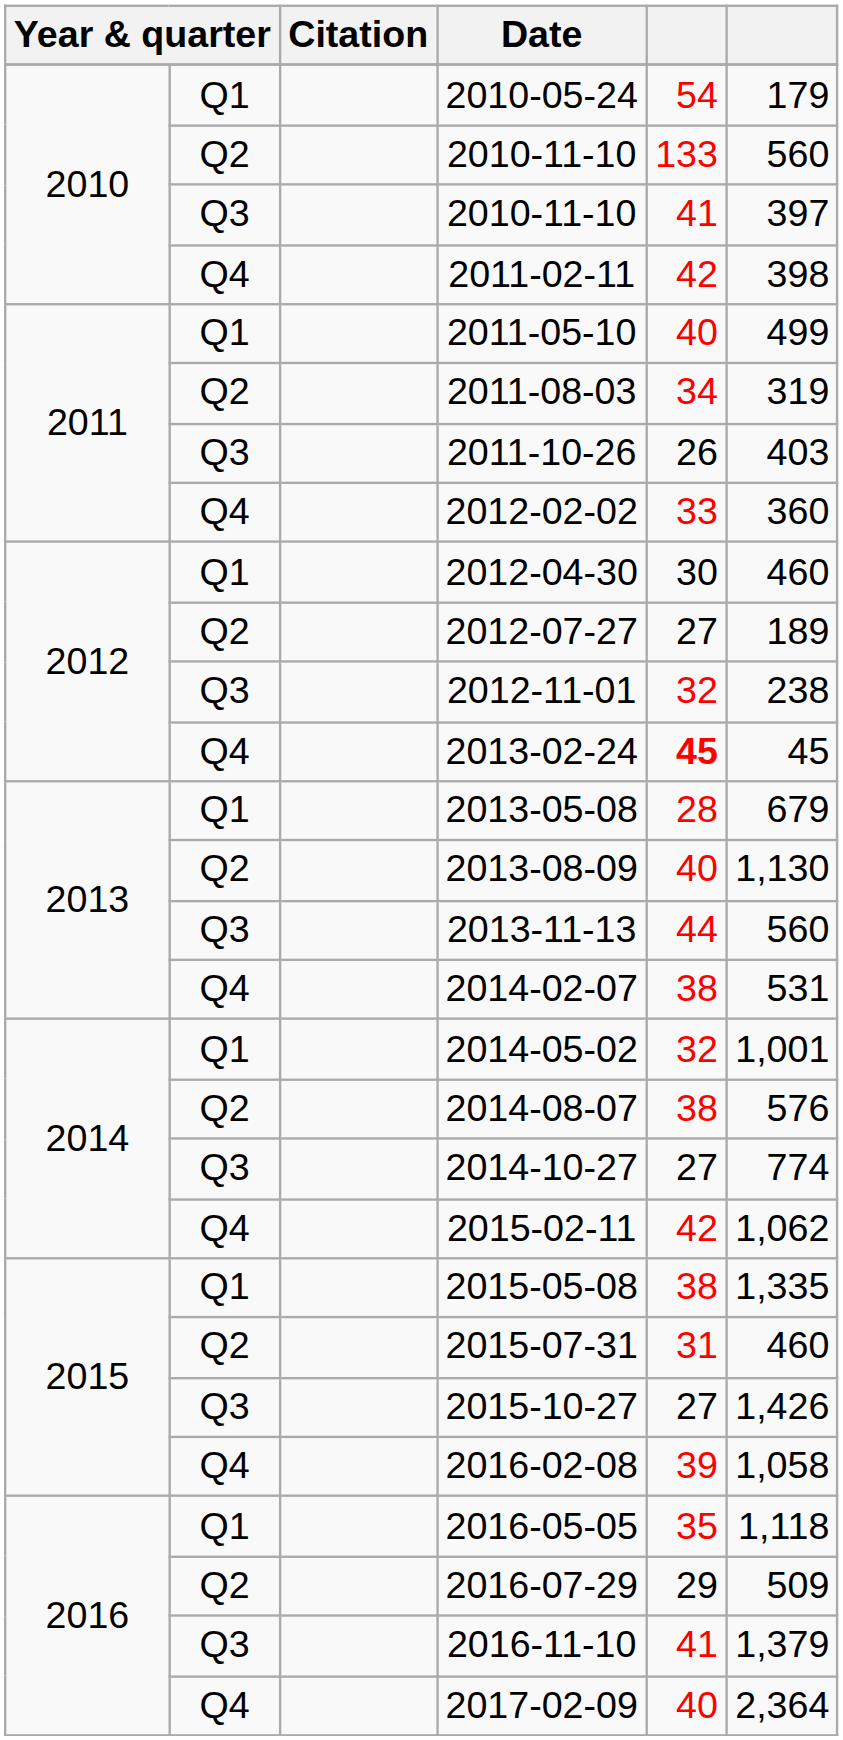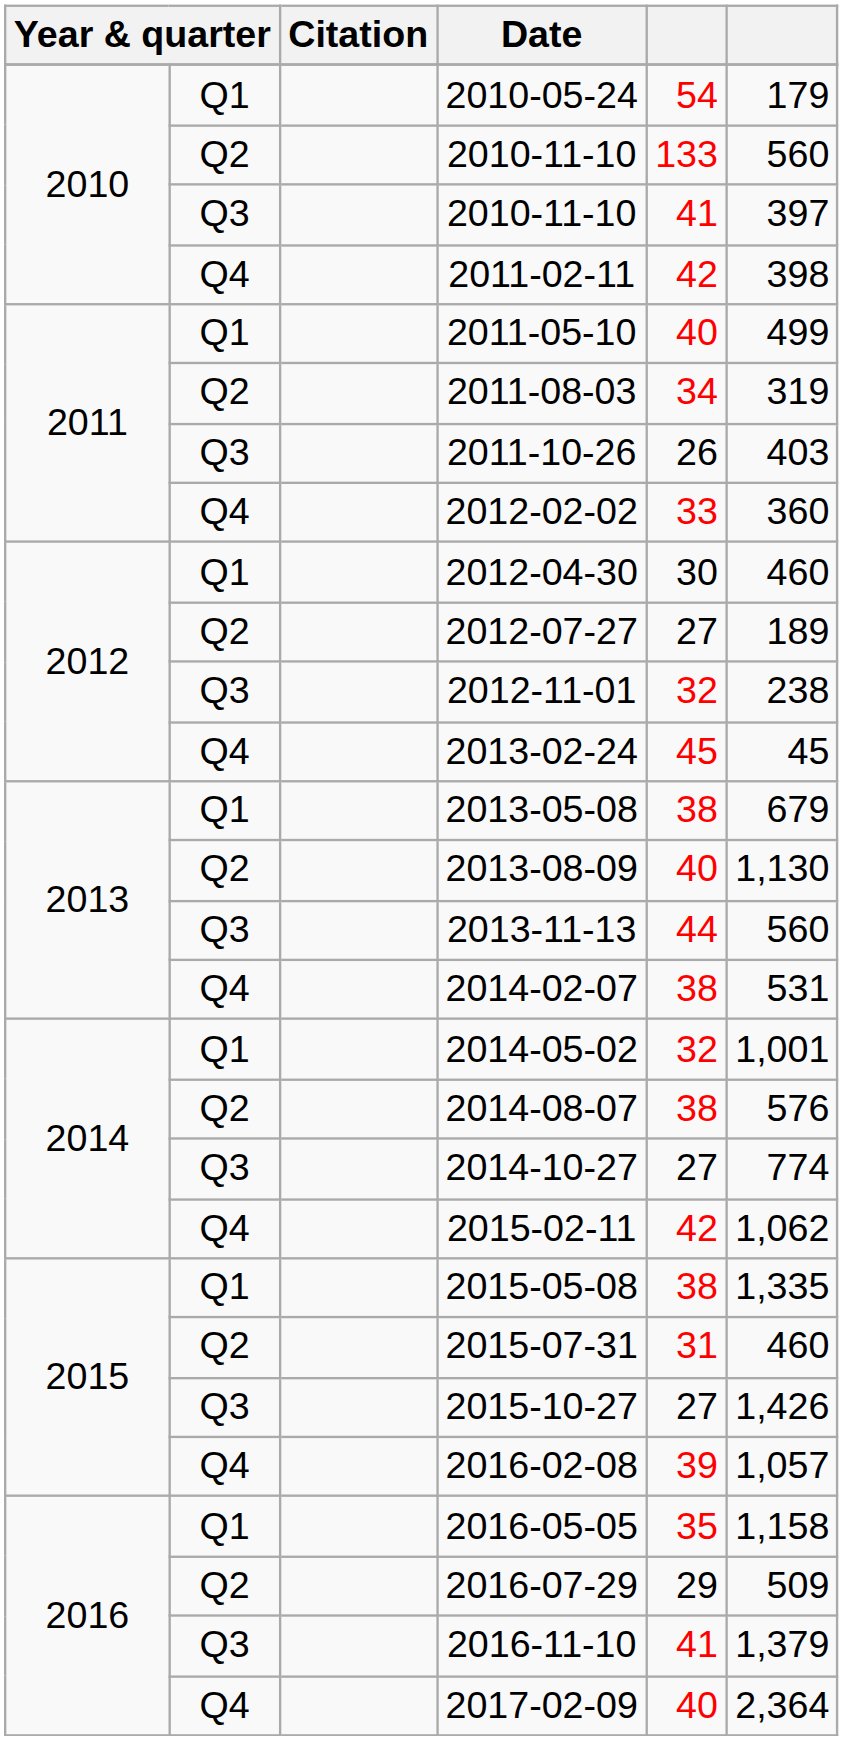(697, 750) bold -> (697, 750) normal
(697, 810) 28 -> (697, 810) 38
(782, 1466) 1,058 -> (782, 1466) 1,057
(784, 1525) 1,118 -> (782, 1525) 1,158
